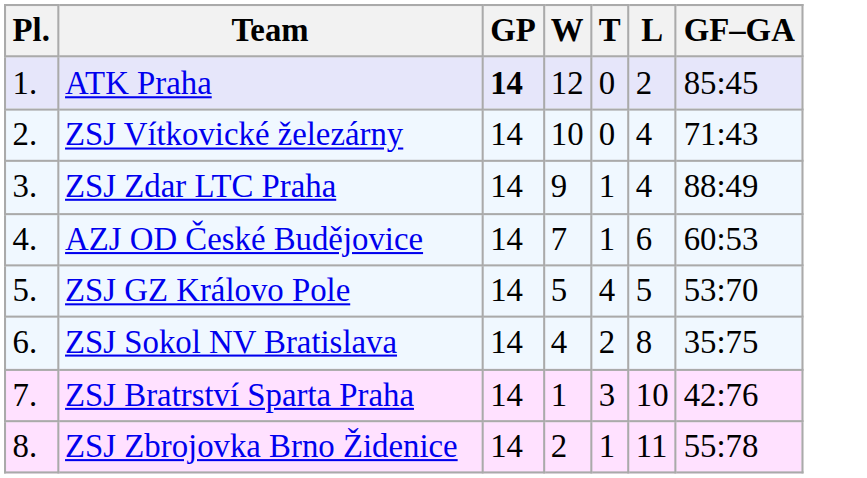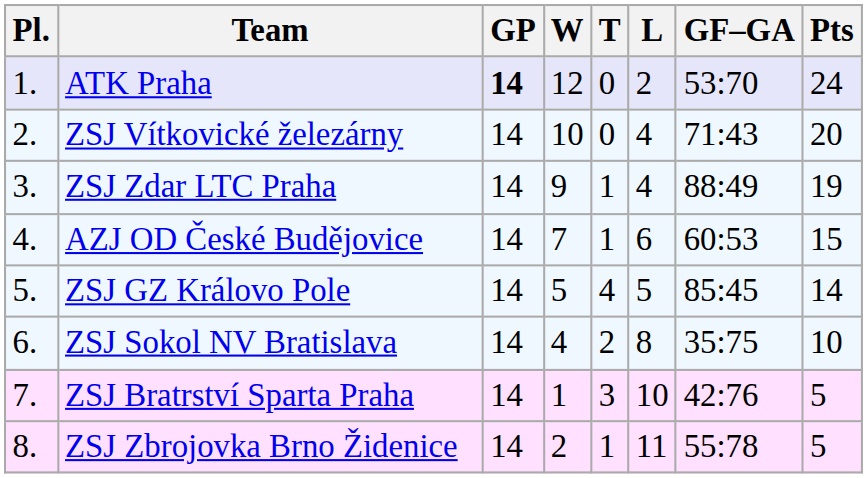+ column: (832, 30)
(721, 82) 85:45 -> (721, 82) 53:70
(721, 290) 53:70 -> (721, 290) 85:45
